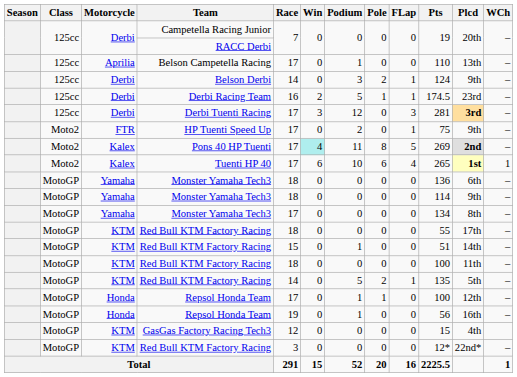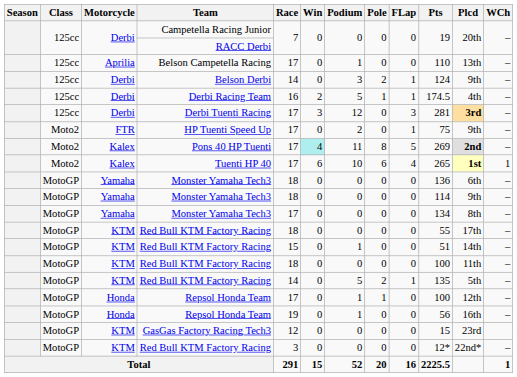(472, 96) 23rd -> (475, 96) 4th
(475, 331) 4th -> (472, 331) 23rd
